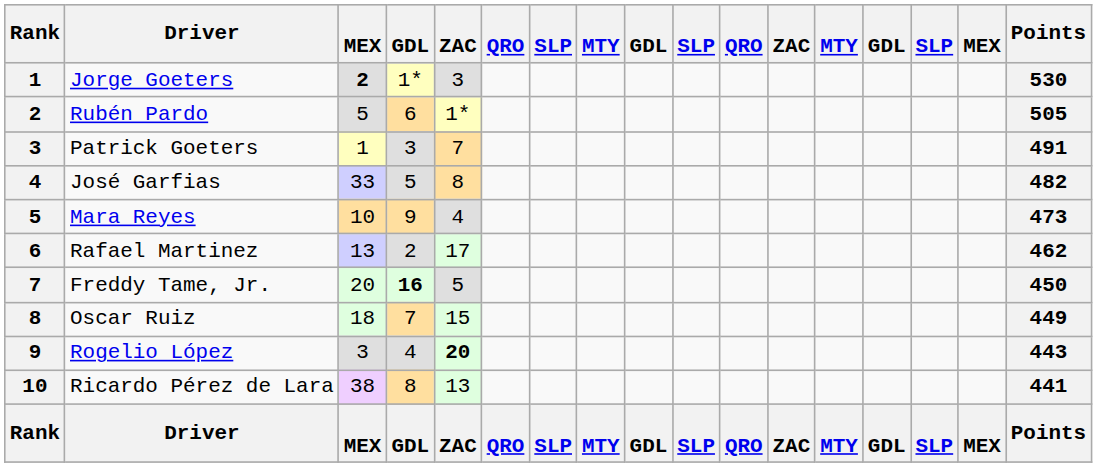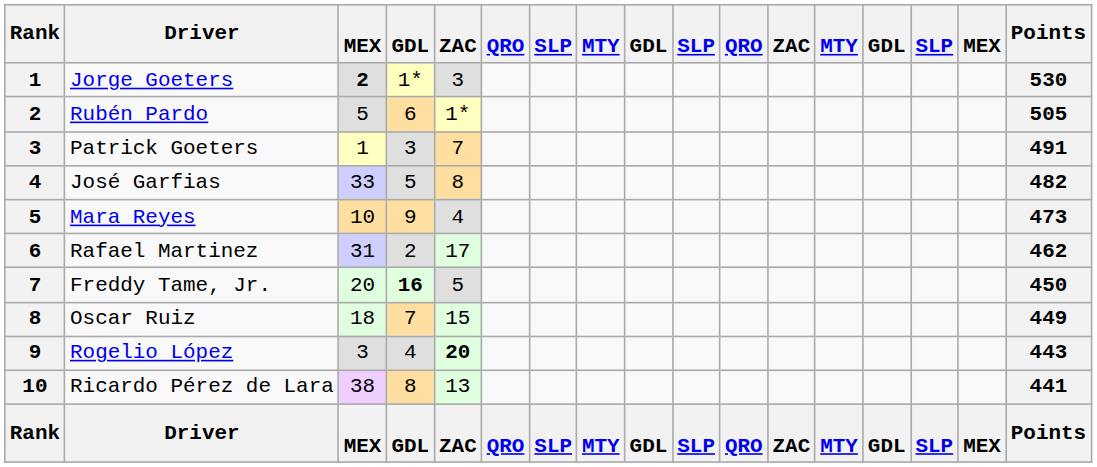(363, 251) 13 -> (363, 251) 31
